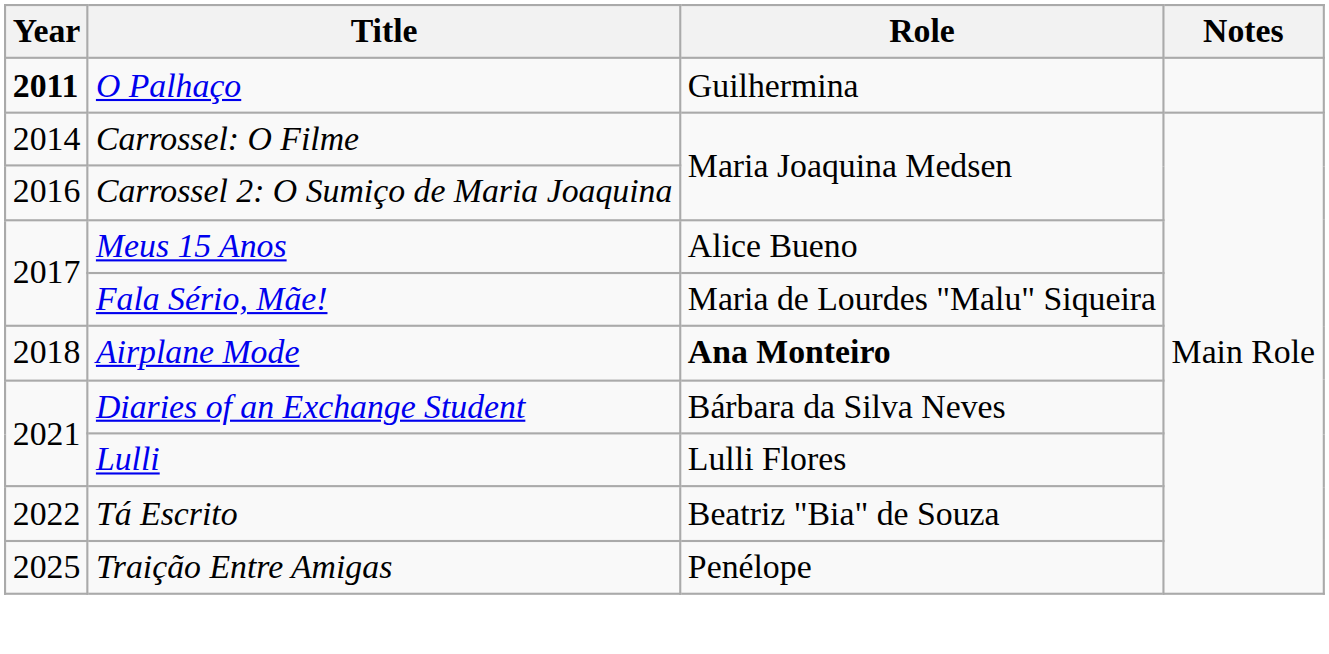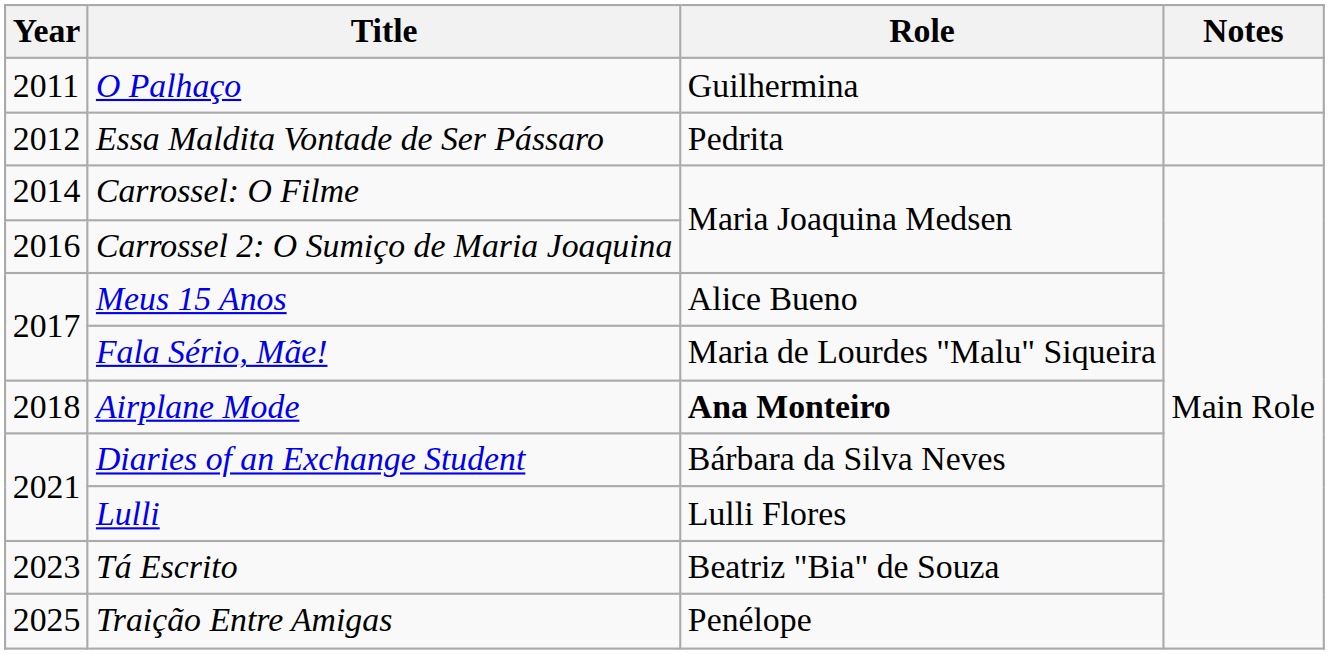(46, 84) bold -> (46, 84) normal
+ row: (350, 138)
(47, 513) 2022 -> (47, 566) 2023
